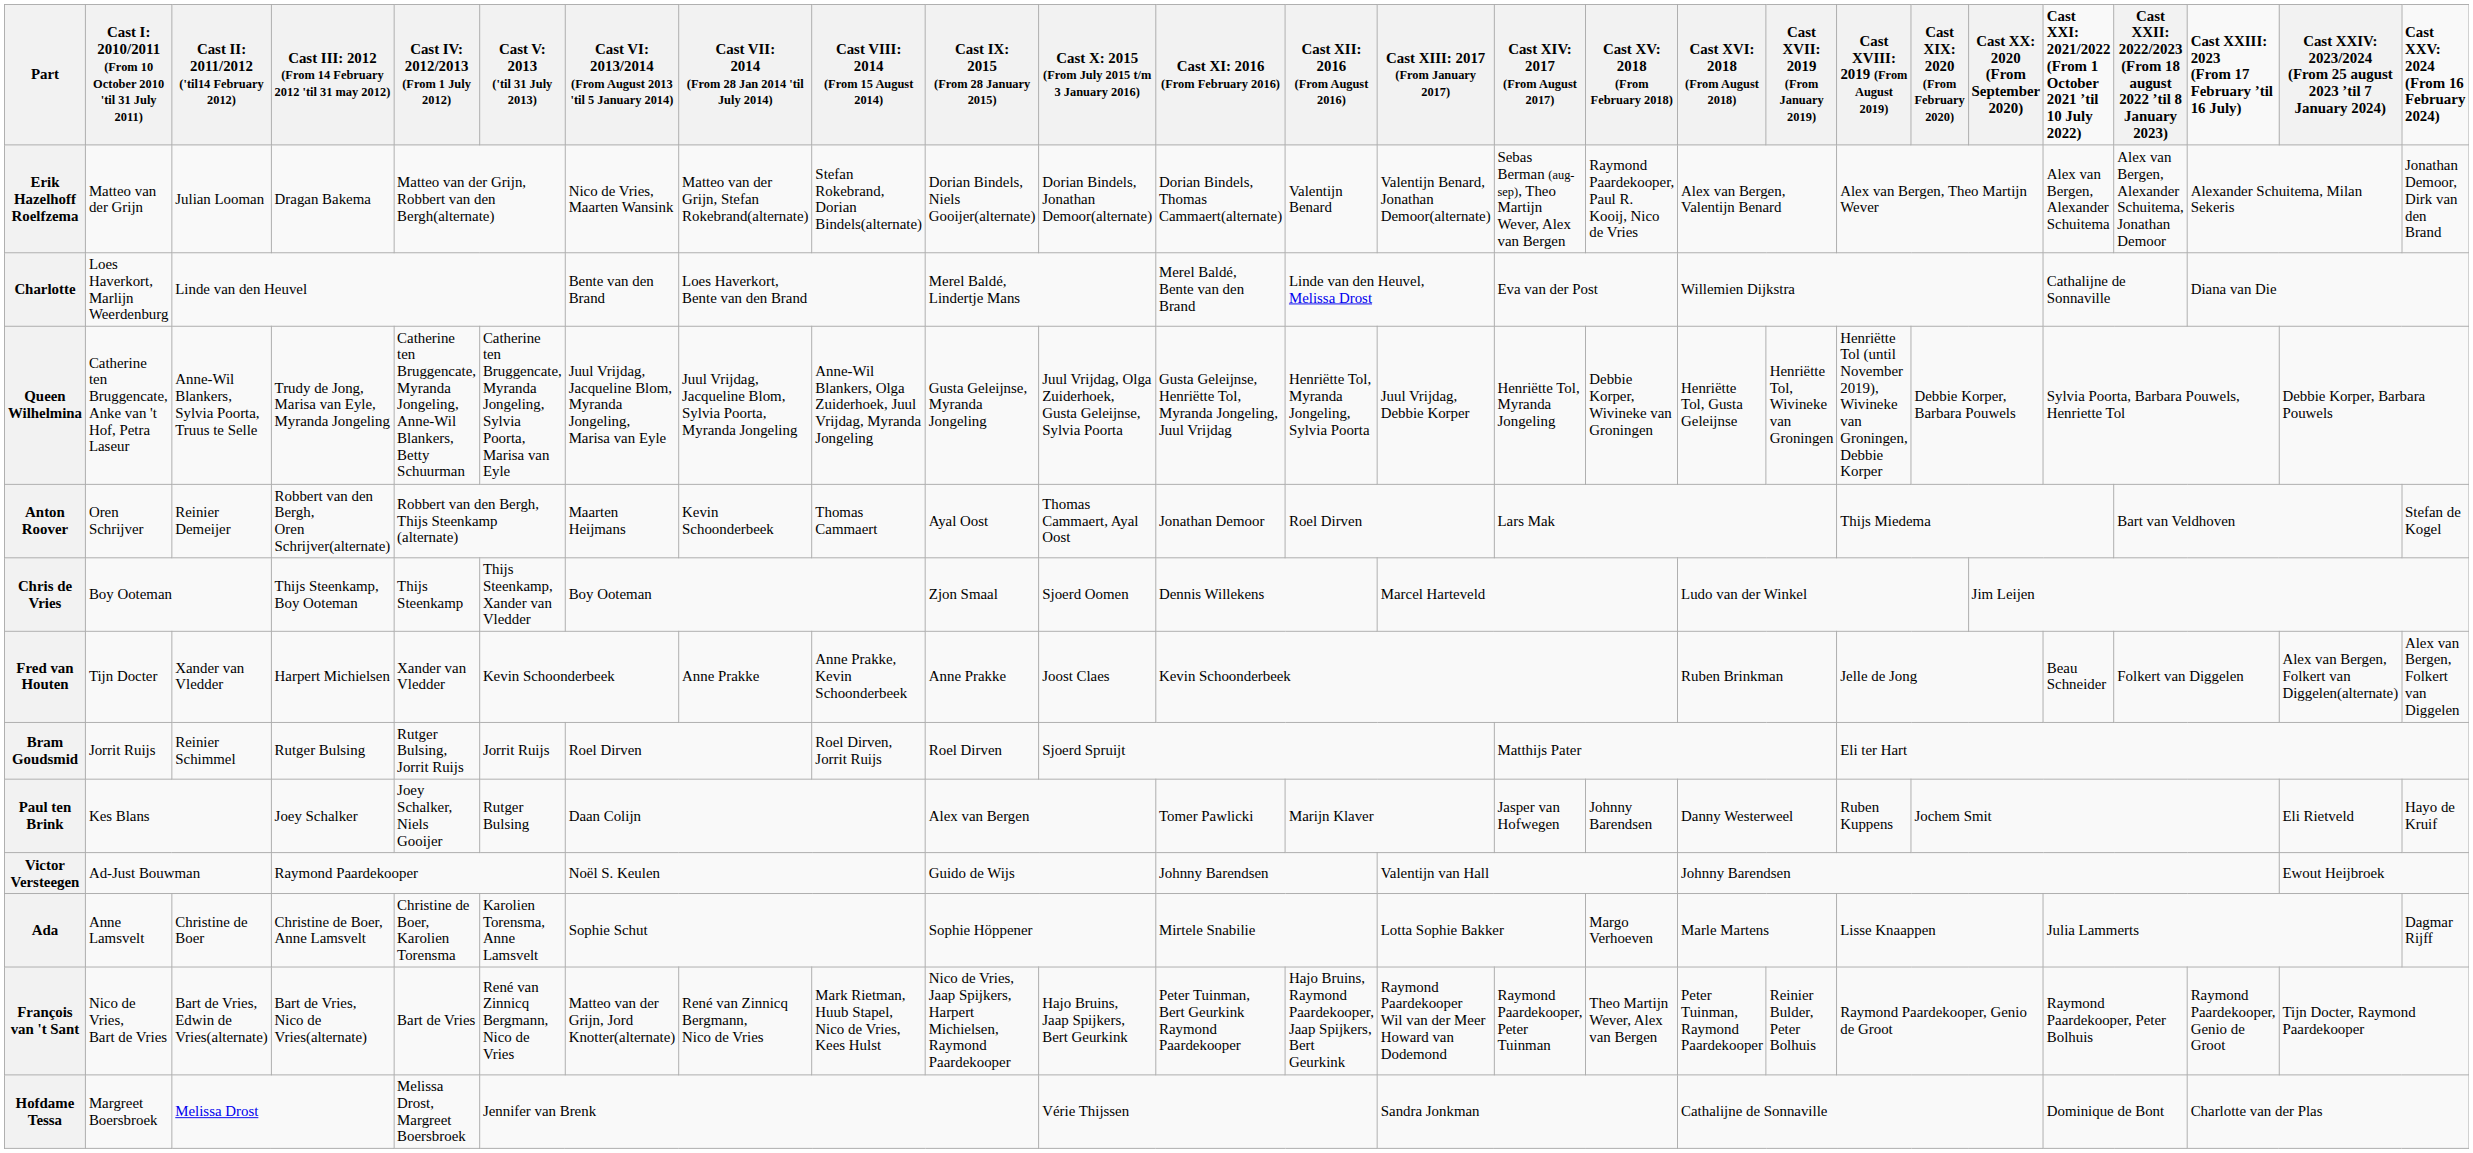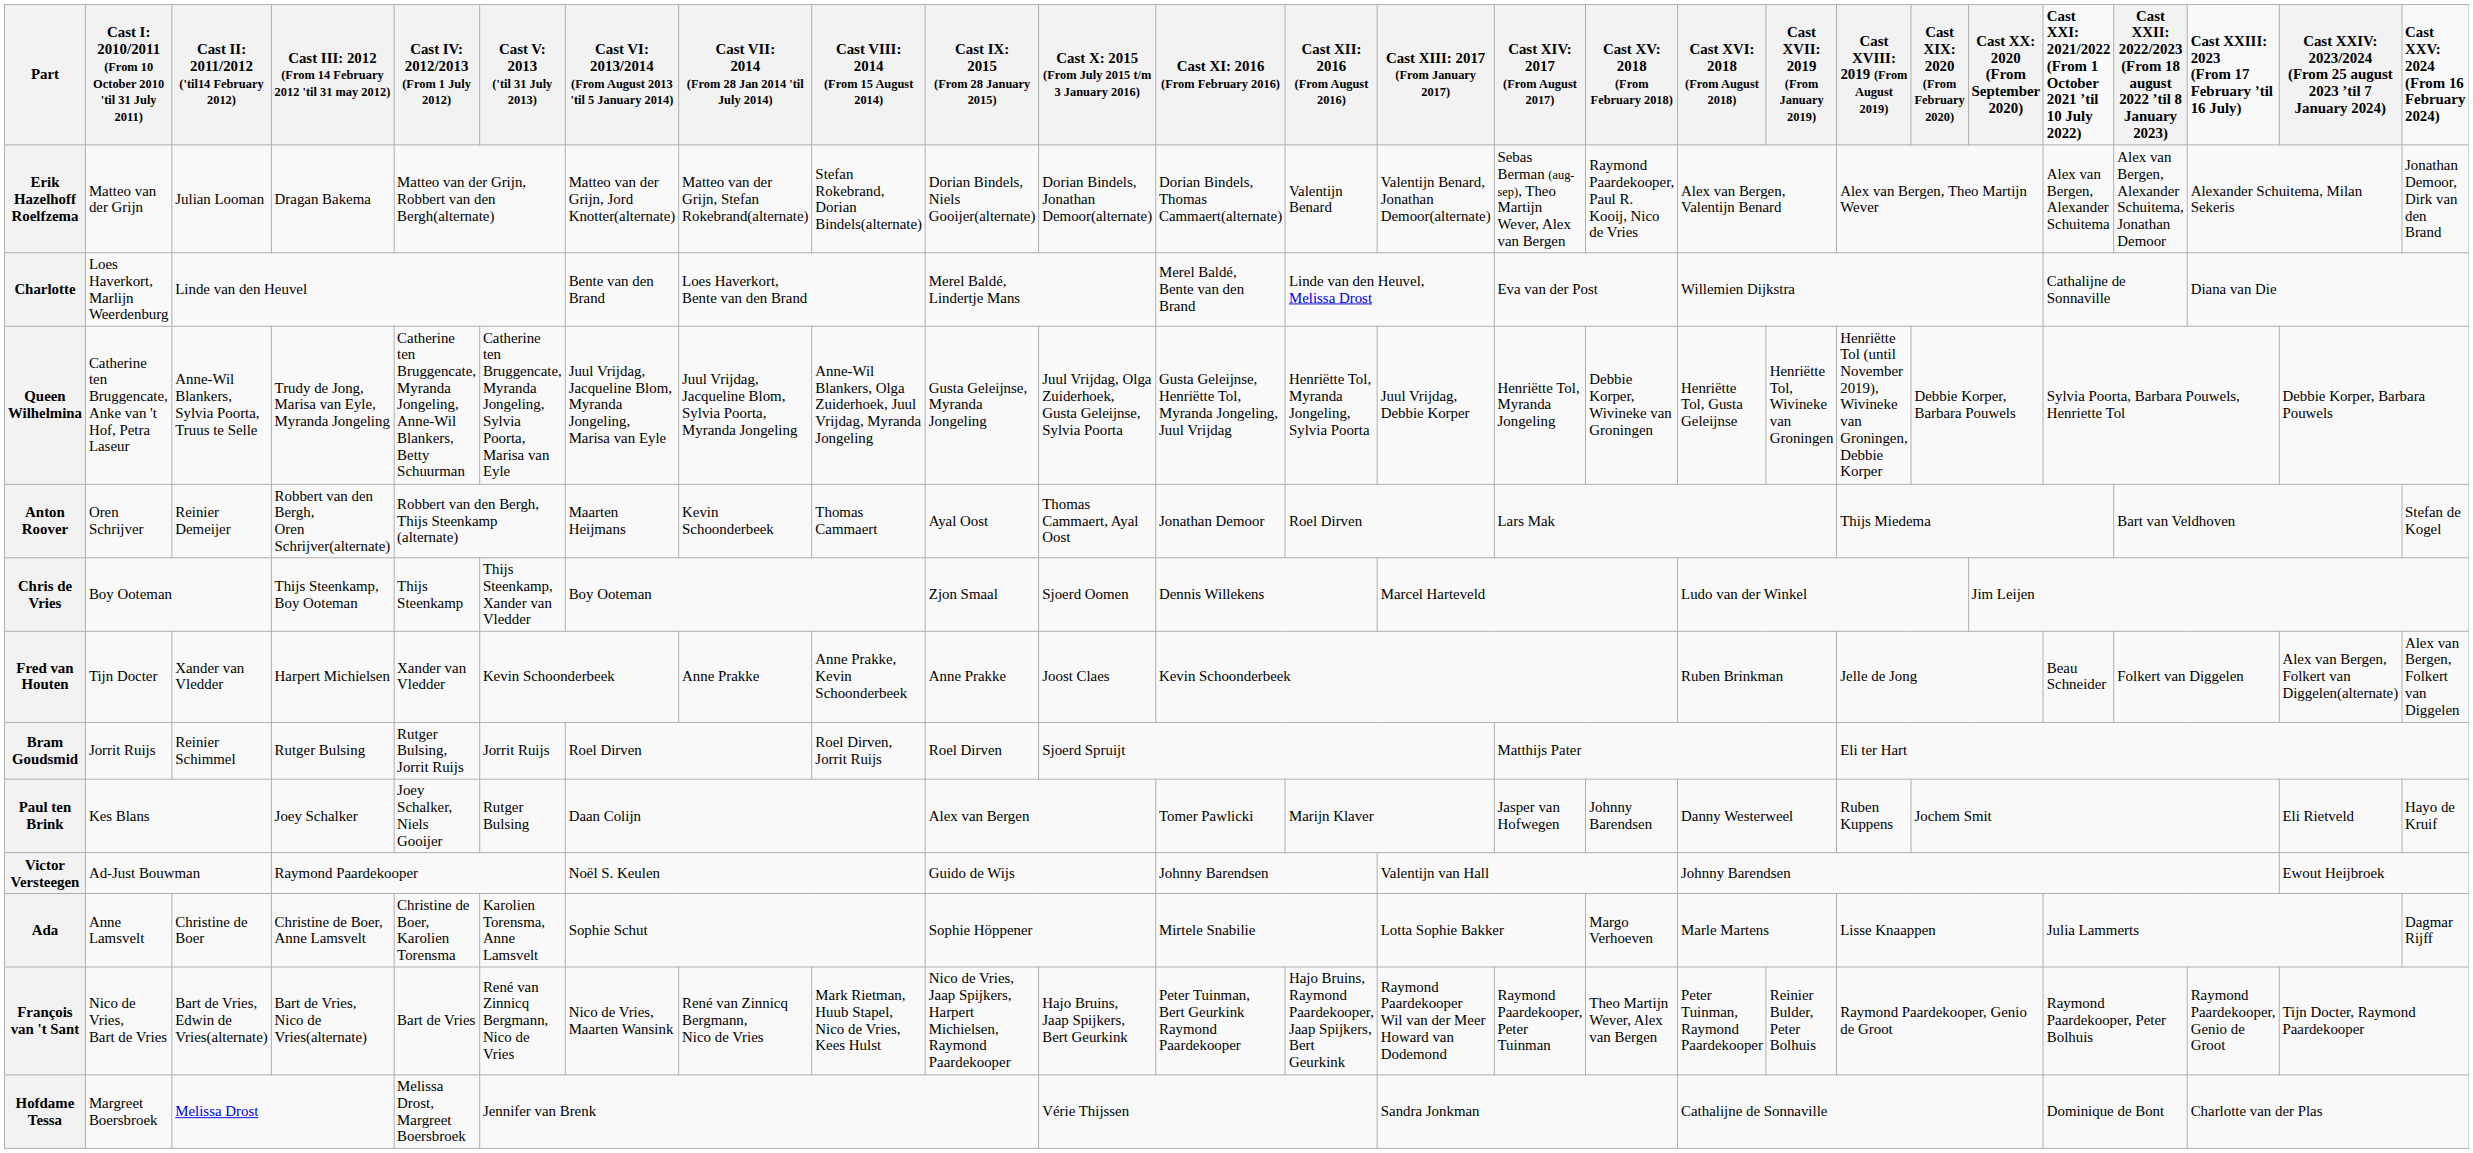(621, 198) Nico de Vries, Maarten Wansink -> (622, 198) Matteo van der Grijn, Jord Knotter(alternate)
(622, 1020) Matteo van der Grijn, Jord Knotter(alternate) -> (621, 1020) Nico de Vries, Maarten Wansink
